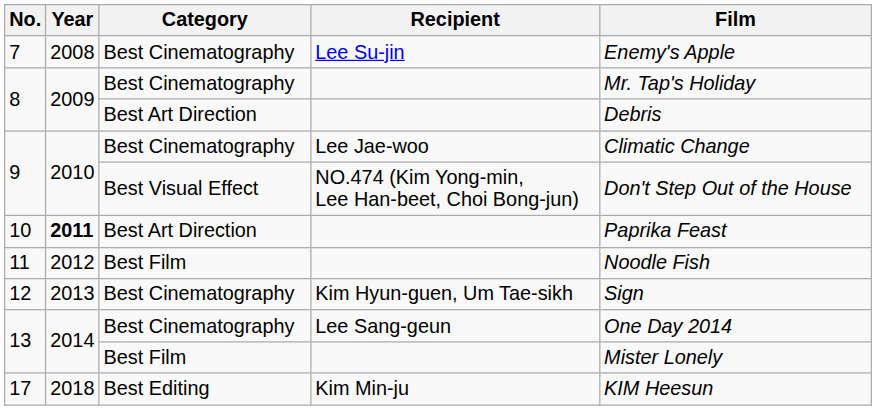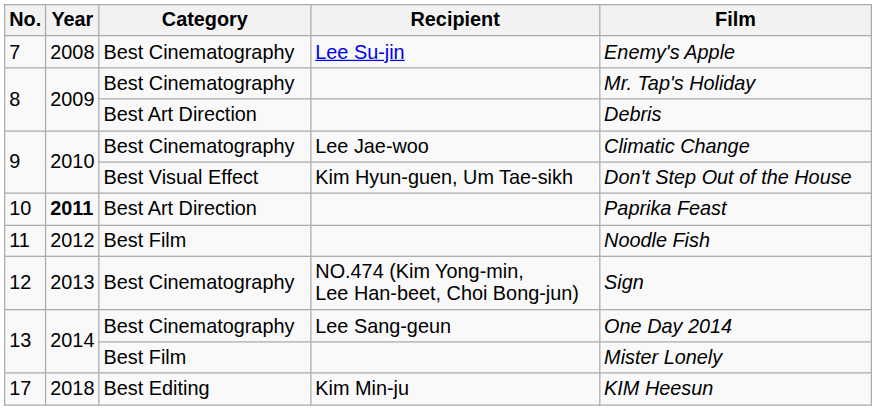(447, 188) NO.474 (Kim Yong-min, Lee Han-beet, Choi Bong-jun) -> (444, 177) Kim Hyun-guen, Um Tae-sikh
(444, 294) Kim Hyun-guen, Um Tae-sikh -> (447, 283) NO.474 (Kim Yong-min, Lee Han-beet, Choi Bong-jun)
